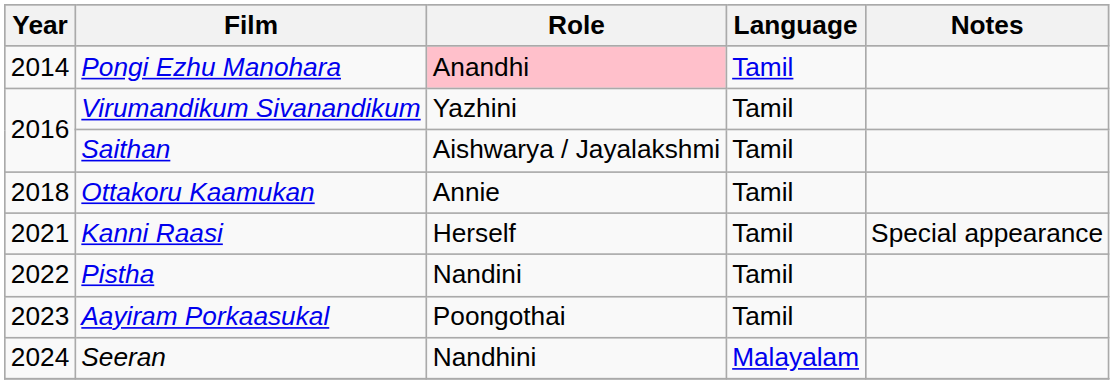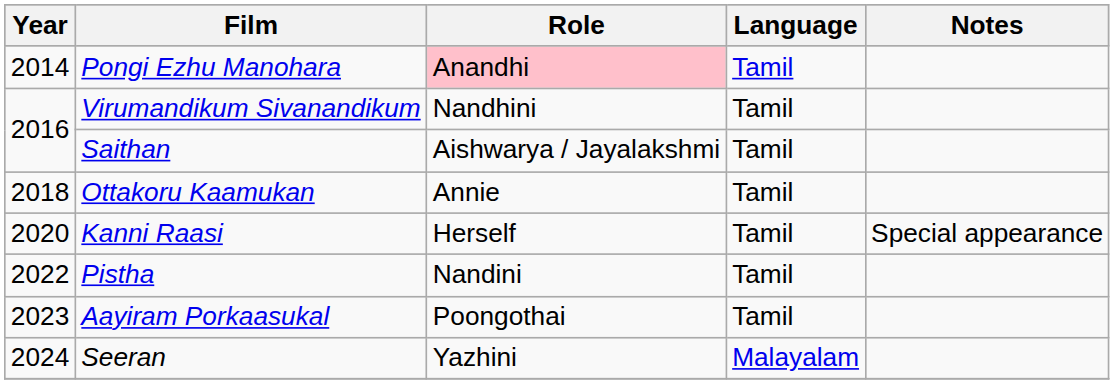(475, 108) Yazhini -> (485, 108) Nandhini
(40, 233) 2021 -> (40, 233) 2020
(485, 358) Nandhini -> (475, 358) Yazhini
